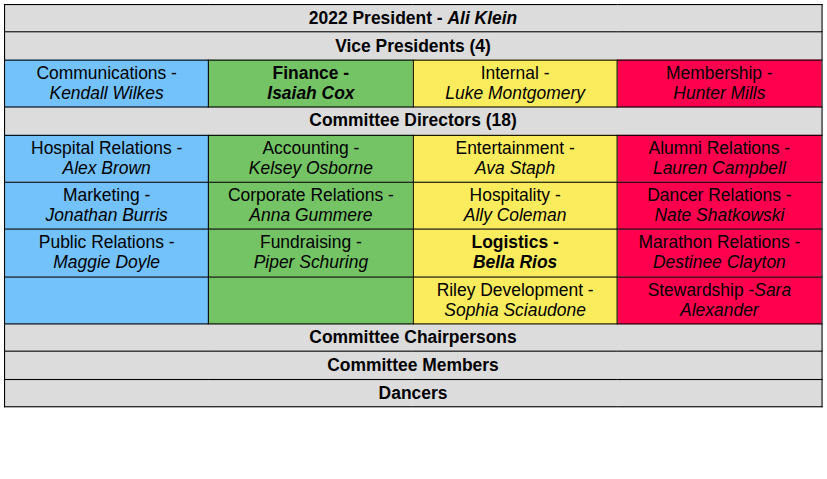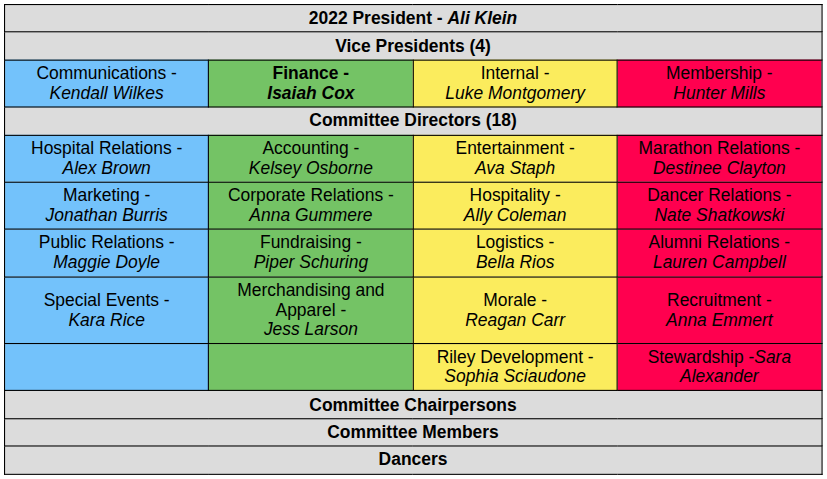(719, 158) Alumni Relations - Lauren Campbell -> (719, 158) Marathon Relations - Destinee Clayton
(515, 252) bold -> (515, 252) normal
(719, 252) Marathon Relations - Destinee Clayton -> (719, 252) Alumni Relations - Lauren Campbell
+ row: (107, 310)
